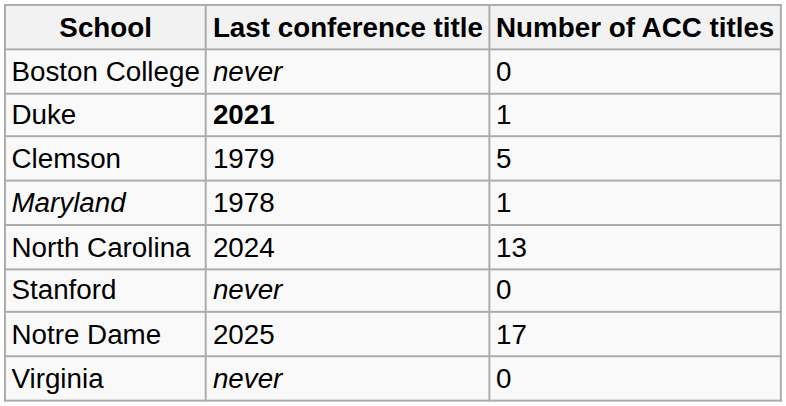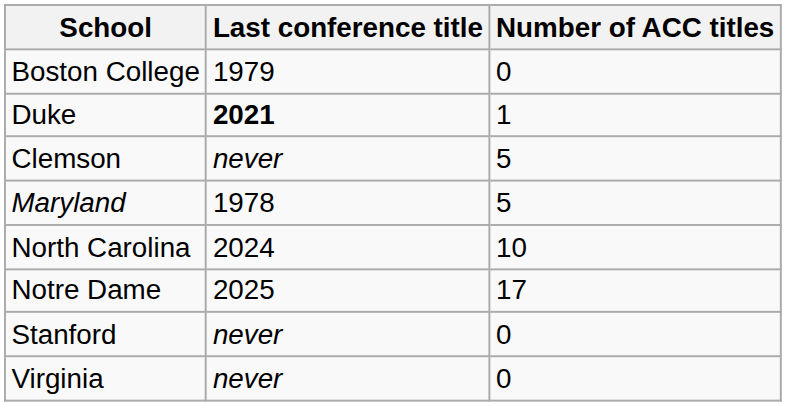(248, 71) never -> (244, 71) 1979
(244, 159) 1979 -> (248, 159) never
(504, 203) 1 -> (504, 203) 5
(511, 247) 13 -> (511, 247) 10
rows swapped: (86, 335) <-> (64, 291)
